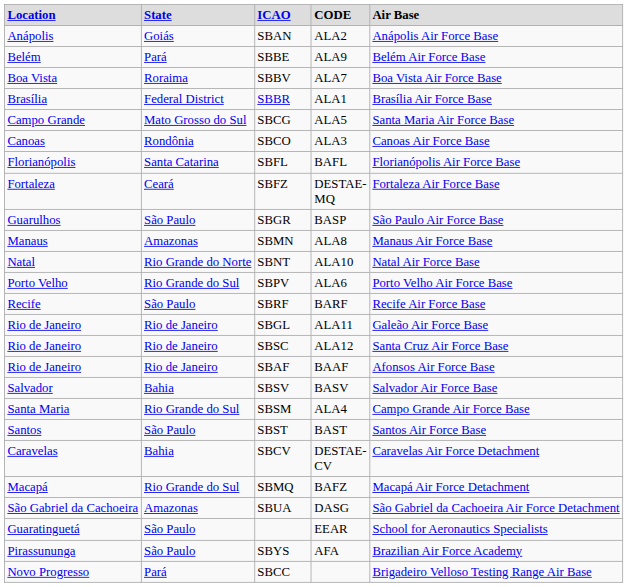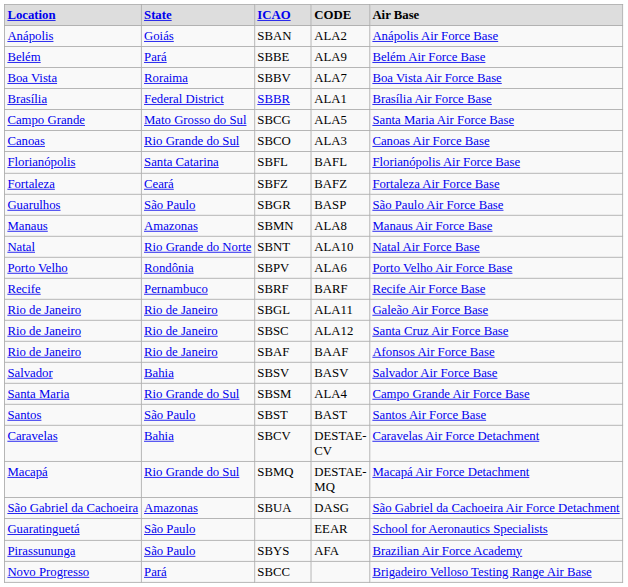(169, 141) Rondônia -> (192, 141) Rio Grande do Sul
(340, 191) DESTAE-MQ -> (331, 183) BAFZ
(192, 282) Rio Grande do Sul -> (169, 267) Rondônia
(170, 304) São Paulo -> (176, 288) Pernambuco
(331, 487) BAFZ -> (340, 479) DESTAE-MQ
